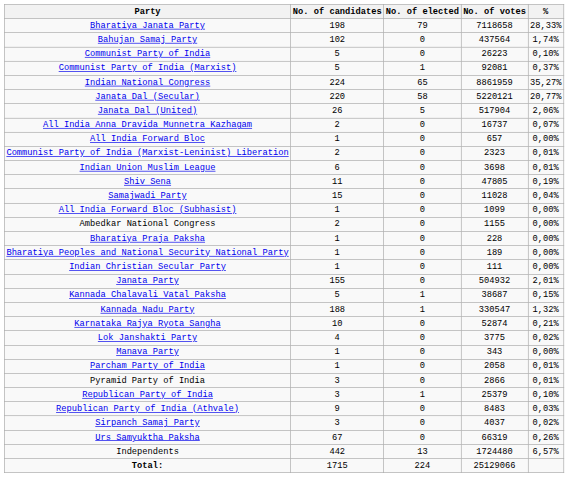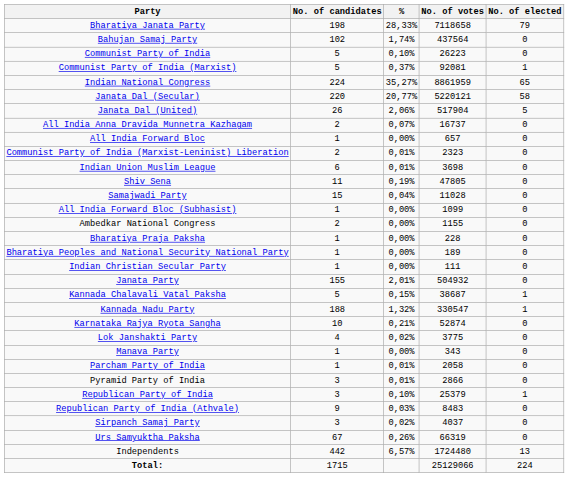columns swapped: (422, 11) <-> (546, 11)
